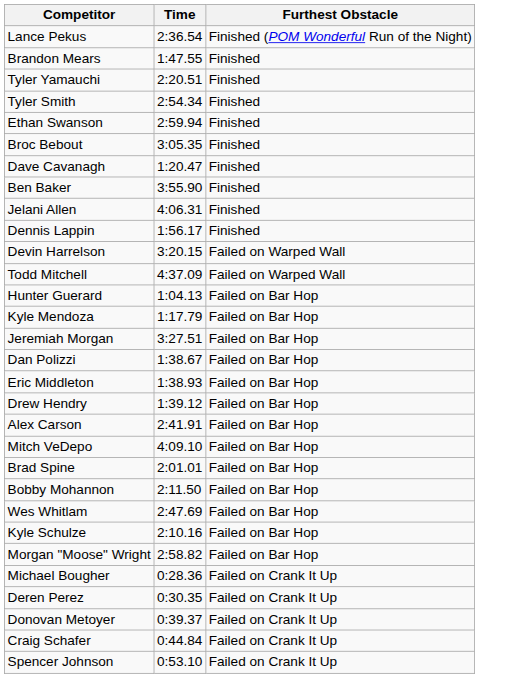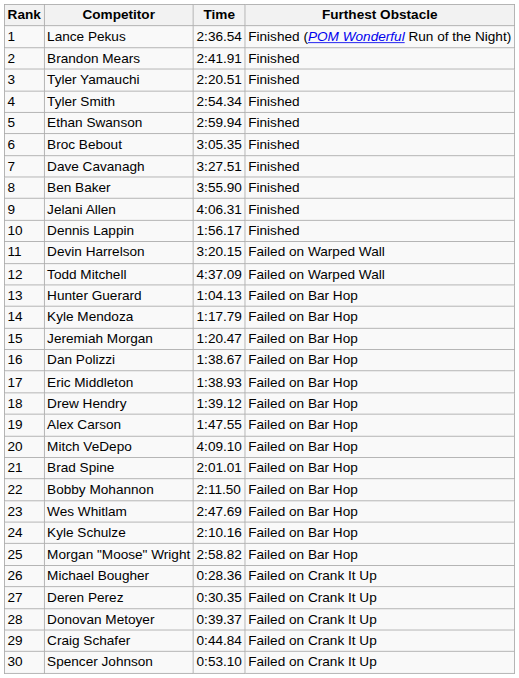+ column: (24, 15)
(180, 58) 1:47.55 -> (219, 58) 2:41.91
(180, 166) 1:20.47 -> (219, 166) 3:27.51
(180, 338) 3:27.51 -> (219, 338) 1:20.47
(180, 425) 2:41.91 -> (219, 425) 1:47.55
